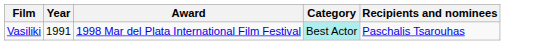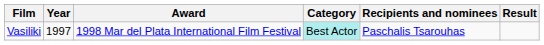+ column: (520, 13)
(59, 31) 1991 -> (59, 31) 1997
